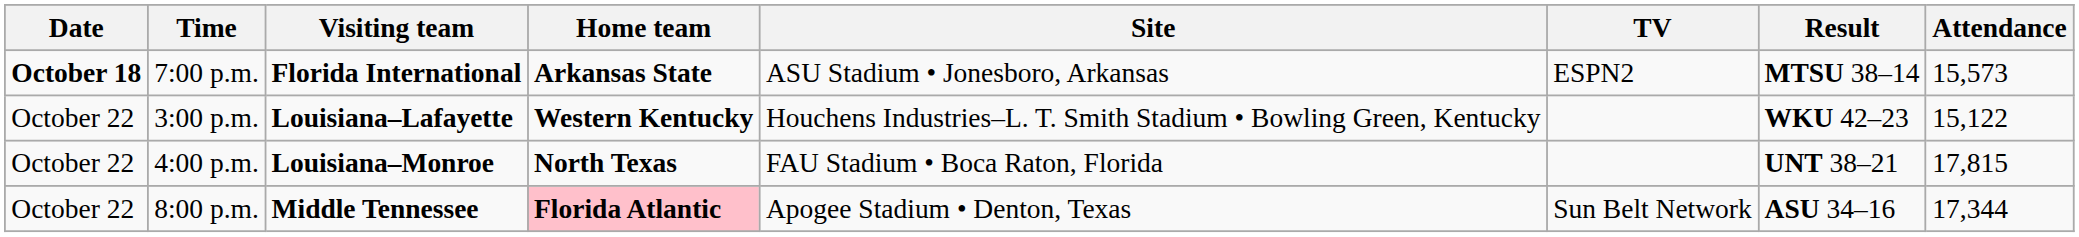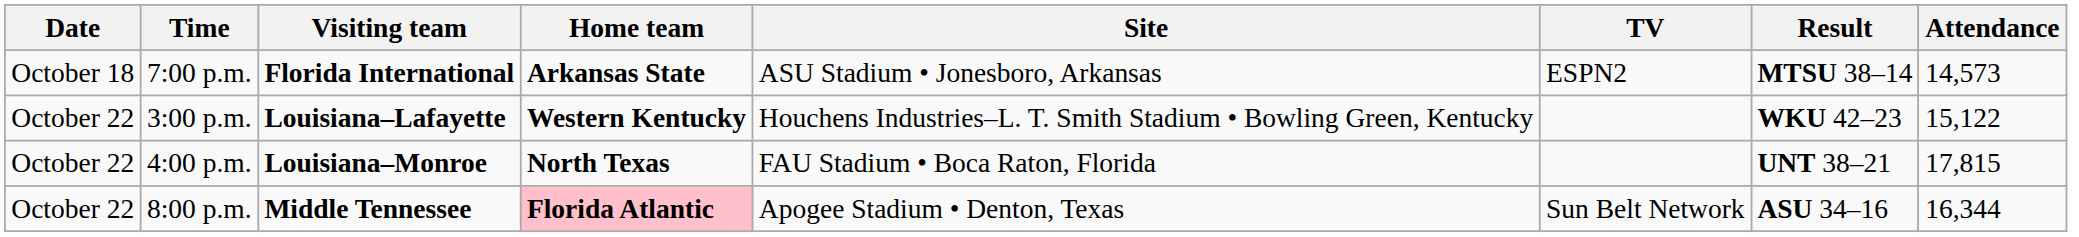(76, 72) bold -> (73, 72) normal
(1970, 72) 15,573 -> (1963, 72) 14,573
(1970, 208) 17,344 -> (1963, 208) 16,344
